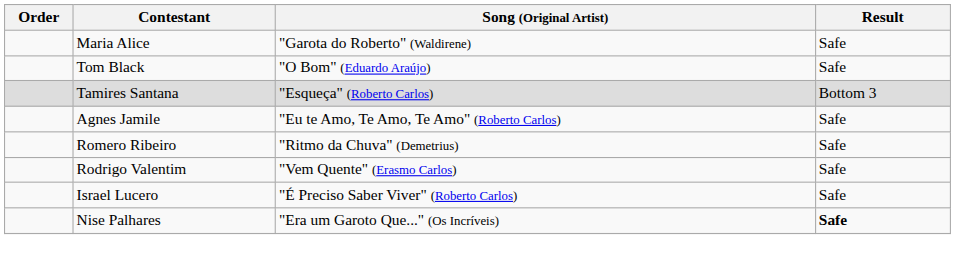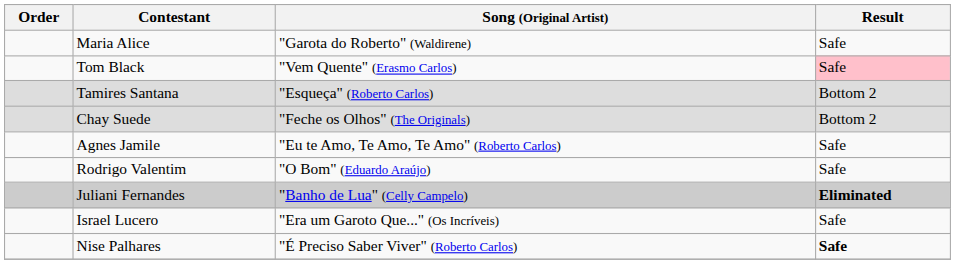(355, 68) "O Bom" (Eduardo Araújo) -> (368, 68) "Vem Quente" (Erasmo Carlos)
(833, 68) no background -> (833, 68) pink background
(848, 93) Bottom 3 -> (848, 93) Bottom 2
+ row: (114, 119)
- row: (126, 144)
(368, 170) "Vem Quente" (Erasmo Carlos) -> (355, 170) "O Bom" (Eduardo Araújo)
+ row: (131, 195)
(398, 195) "É Preciso Saber Viver" (Roberto Carlos) -> (389, 220) "Era um Garoto Que..." (Os Incríveis)
(389, 220) "Era um Garoto Que..." (Os Incríveis) -> (398, 246) "É Preciso Saber Viver" (Roberto Carlos)
